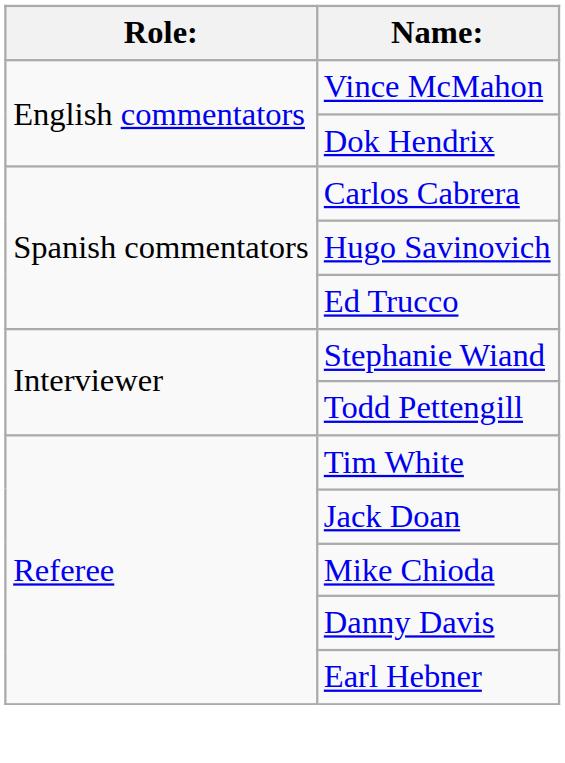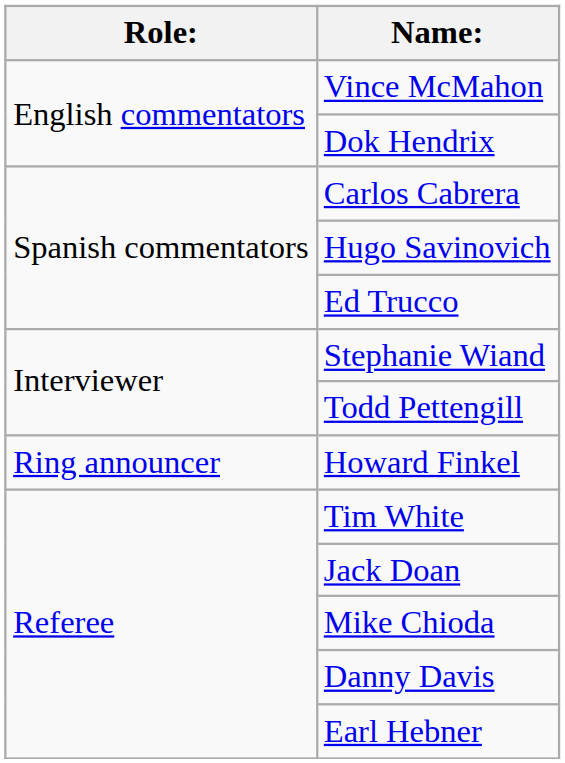+ row: (422, 461)
